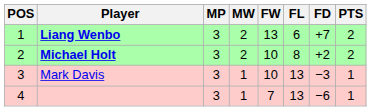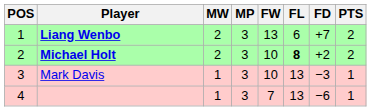columns swapped: (216, 14) <-> (243, 14)
(297, 55) normal -> (297, 55) bold
